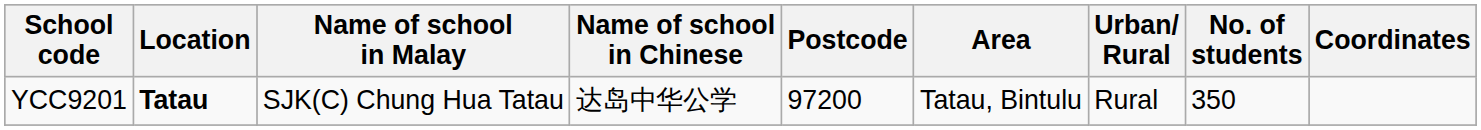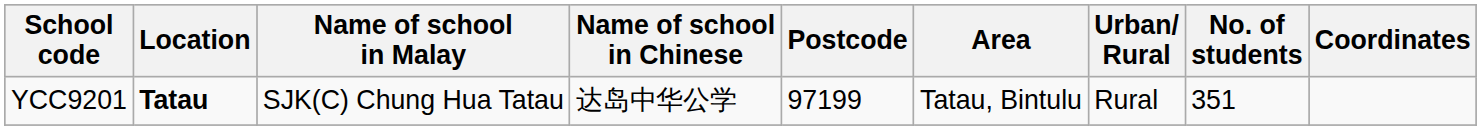(825, 100) 97200 -> (825, 100) 97199
(1213, 100) 350 -> (1213, 100) 351
